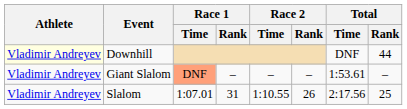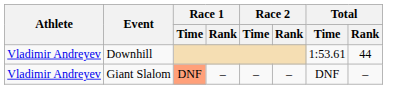(54, 54) lightyellow background -> (54, 54) no background
(347, 54) DNF -> (327, 54) 1:53.61
(347, 74) 1:53.61 -> (327, 74) DNF
- row: (124, 94)
